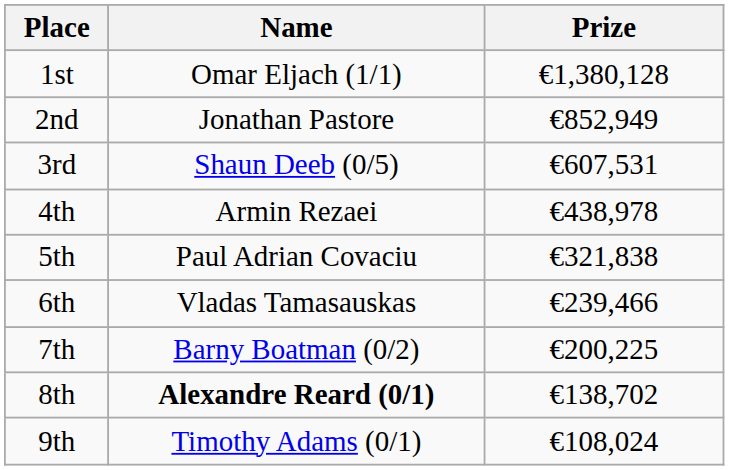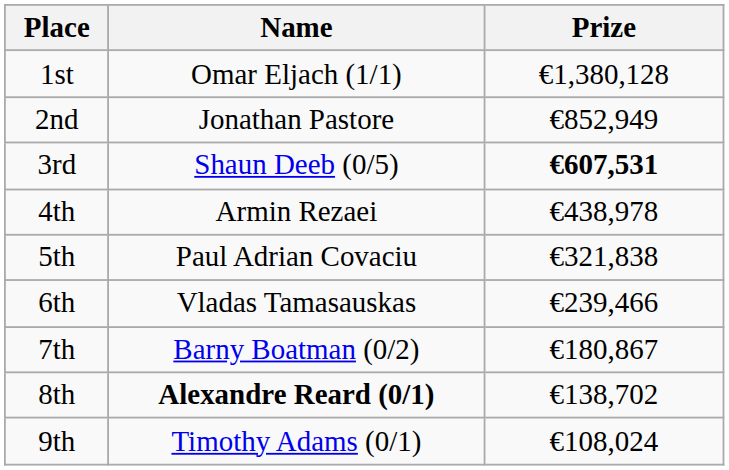(604, 165) normal -> (604, 165) bold
(604, 348) €200,225 -> (604, 348) €180,867
